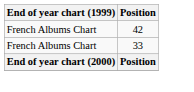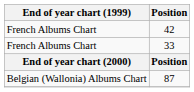+ row: (169, 78)
